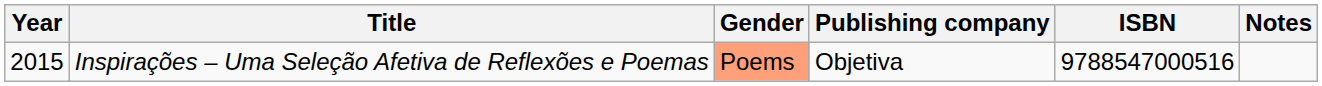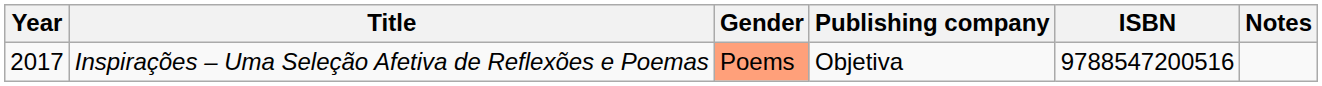(37, 61) 2015 -> (37, 61) 2017
(1148, 61) 9788547000516 -> (1148, 61) 9788547200516
